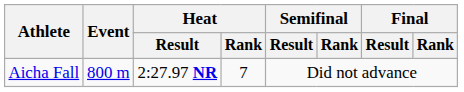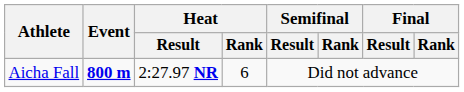(108, 72) normal -> (109, 72) bold
(243, 72) 7 -> (244, 72) 6
